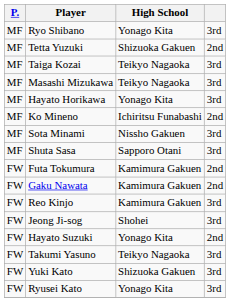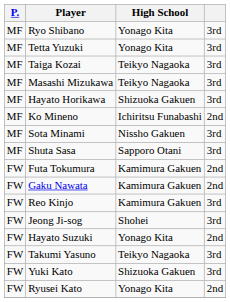(157, 47) Shizuoka Gakuen -> (146, 47) Yonago Kita
(215, 47) 2nd -> (214, 47) 3rd
(146, 99) Yonago Kita -> (157, 99) Shizuoka Gakuen
(214, 289) 3rd -> (215, 289) 2nd
